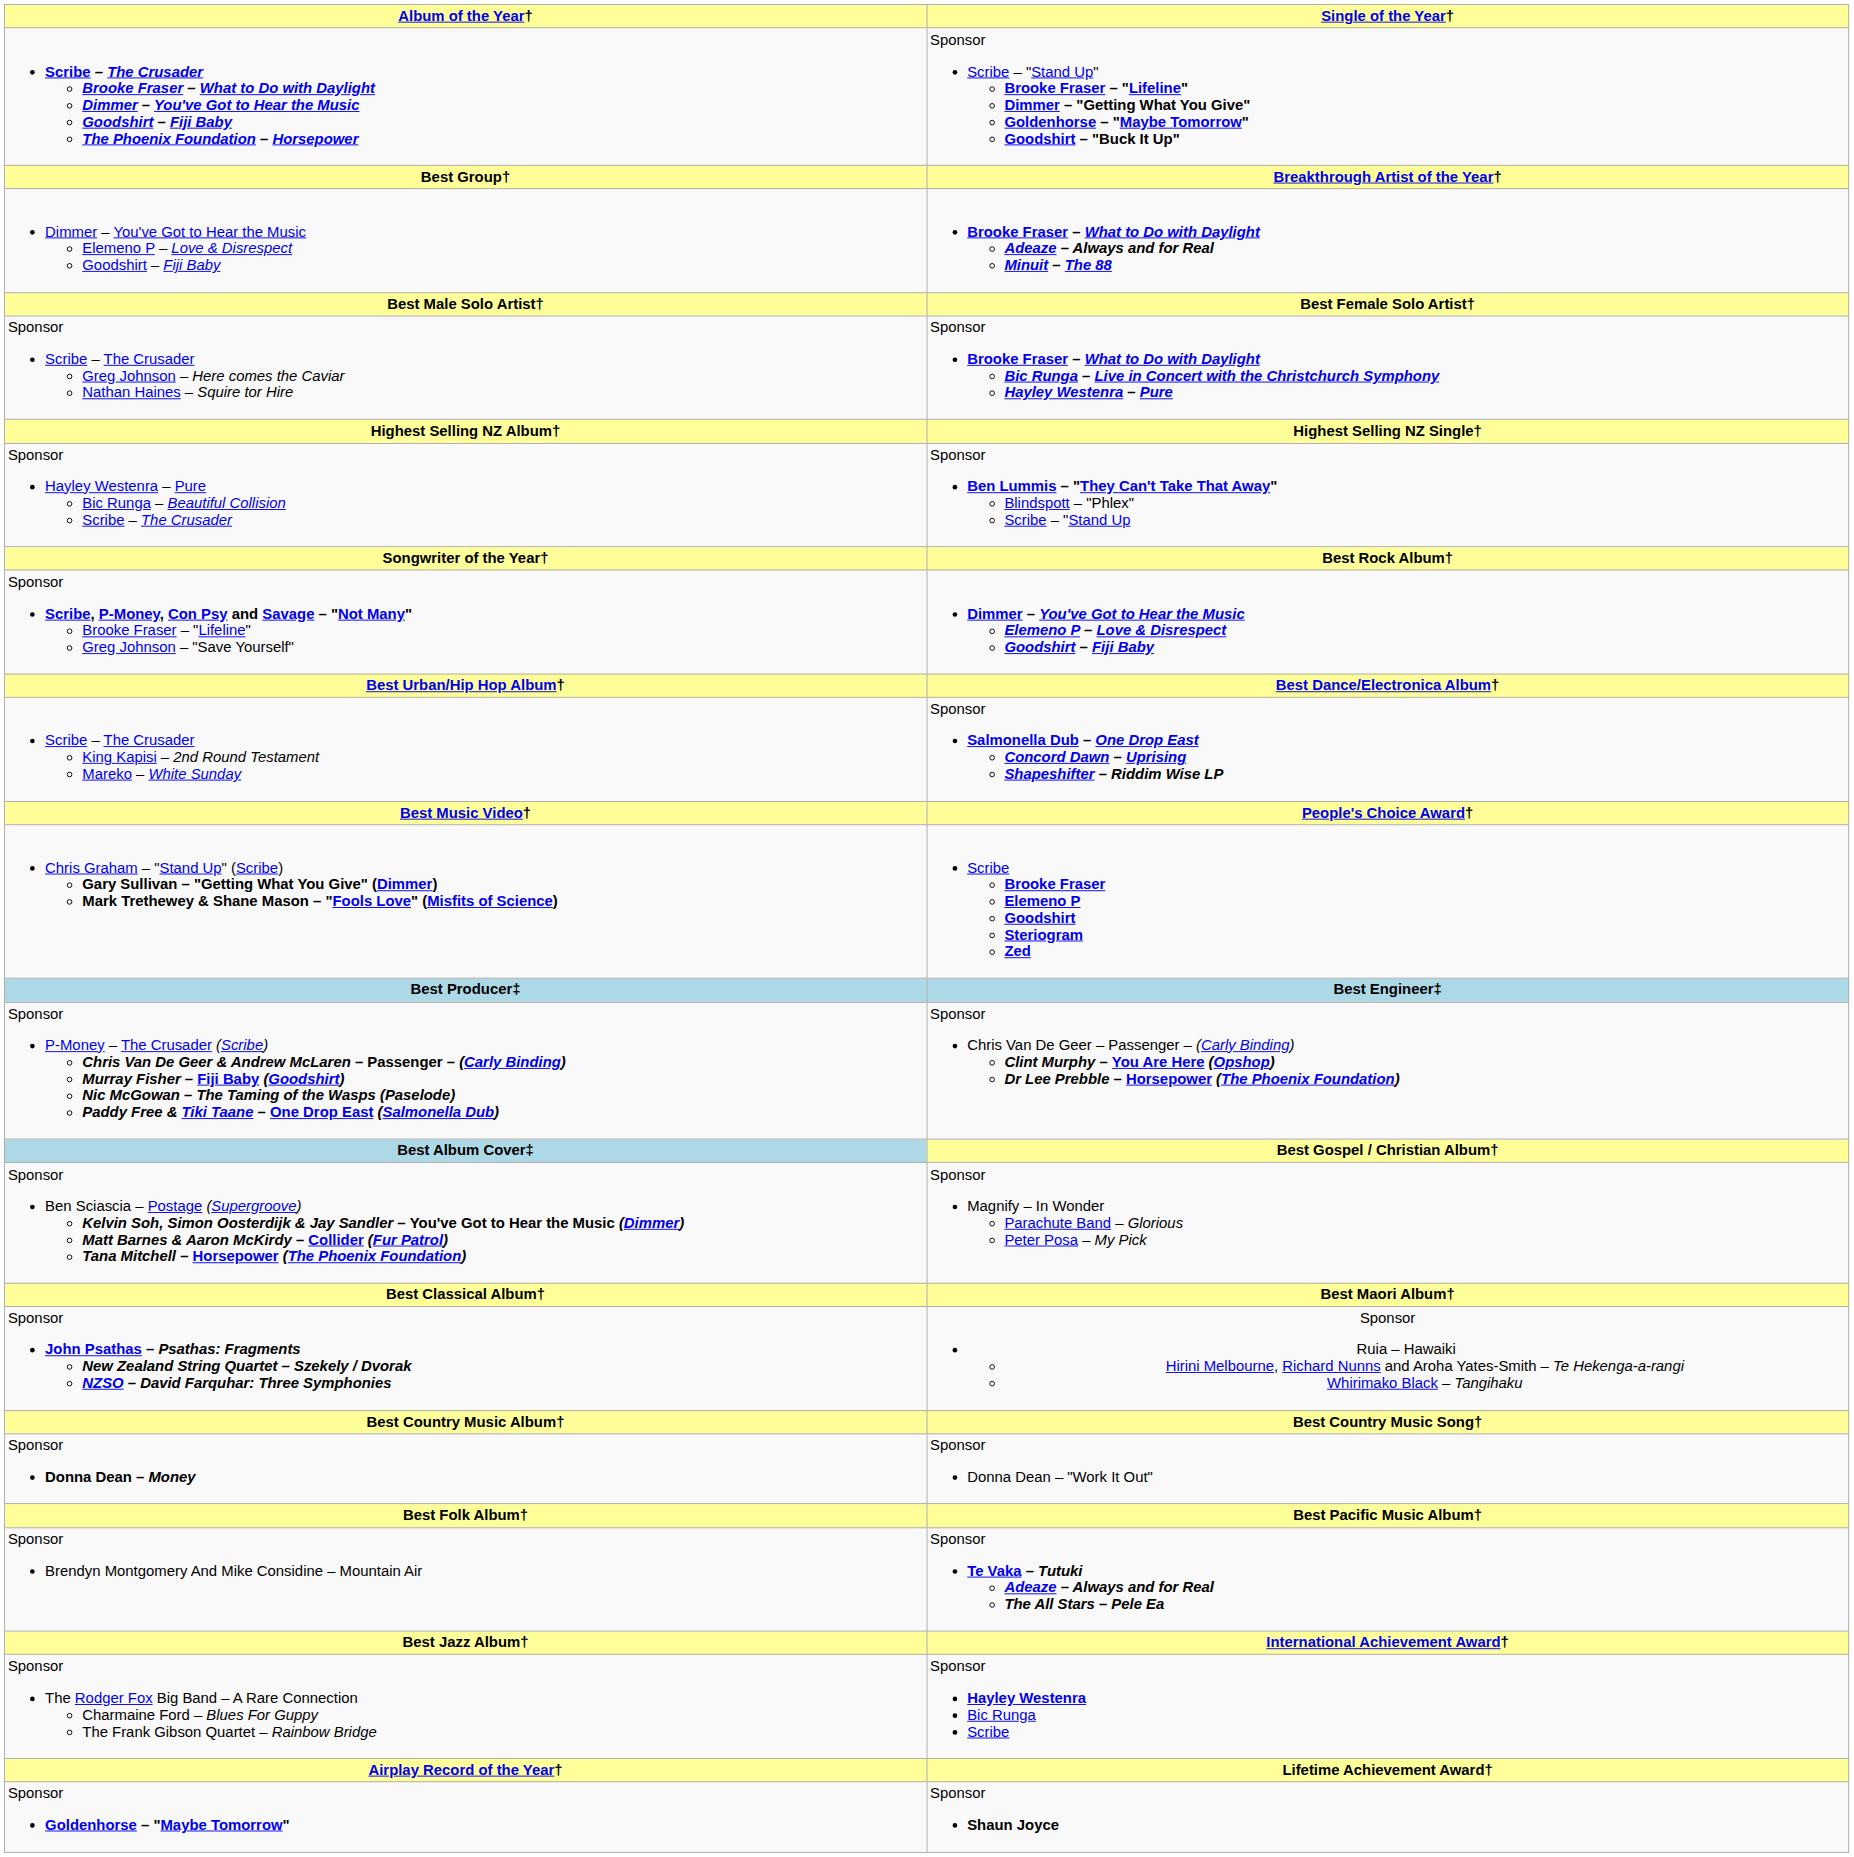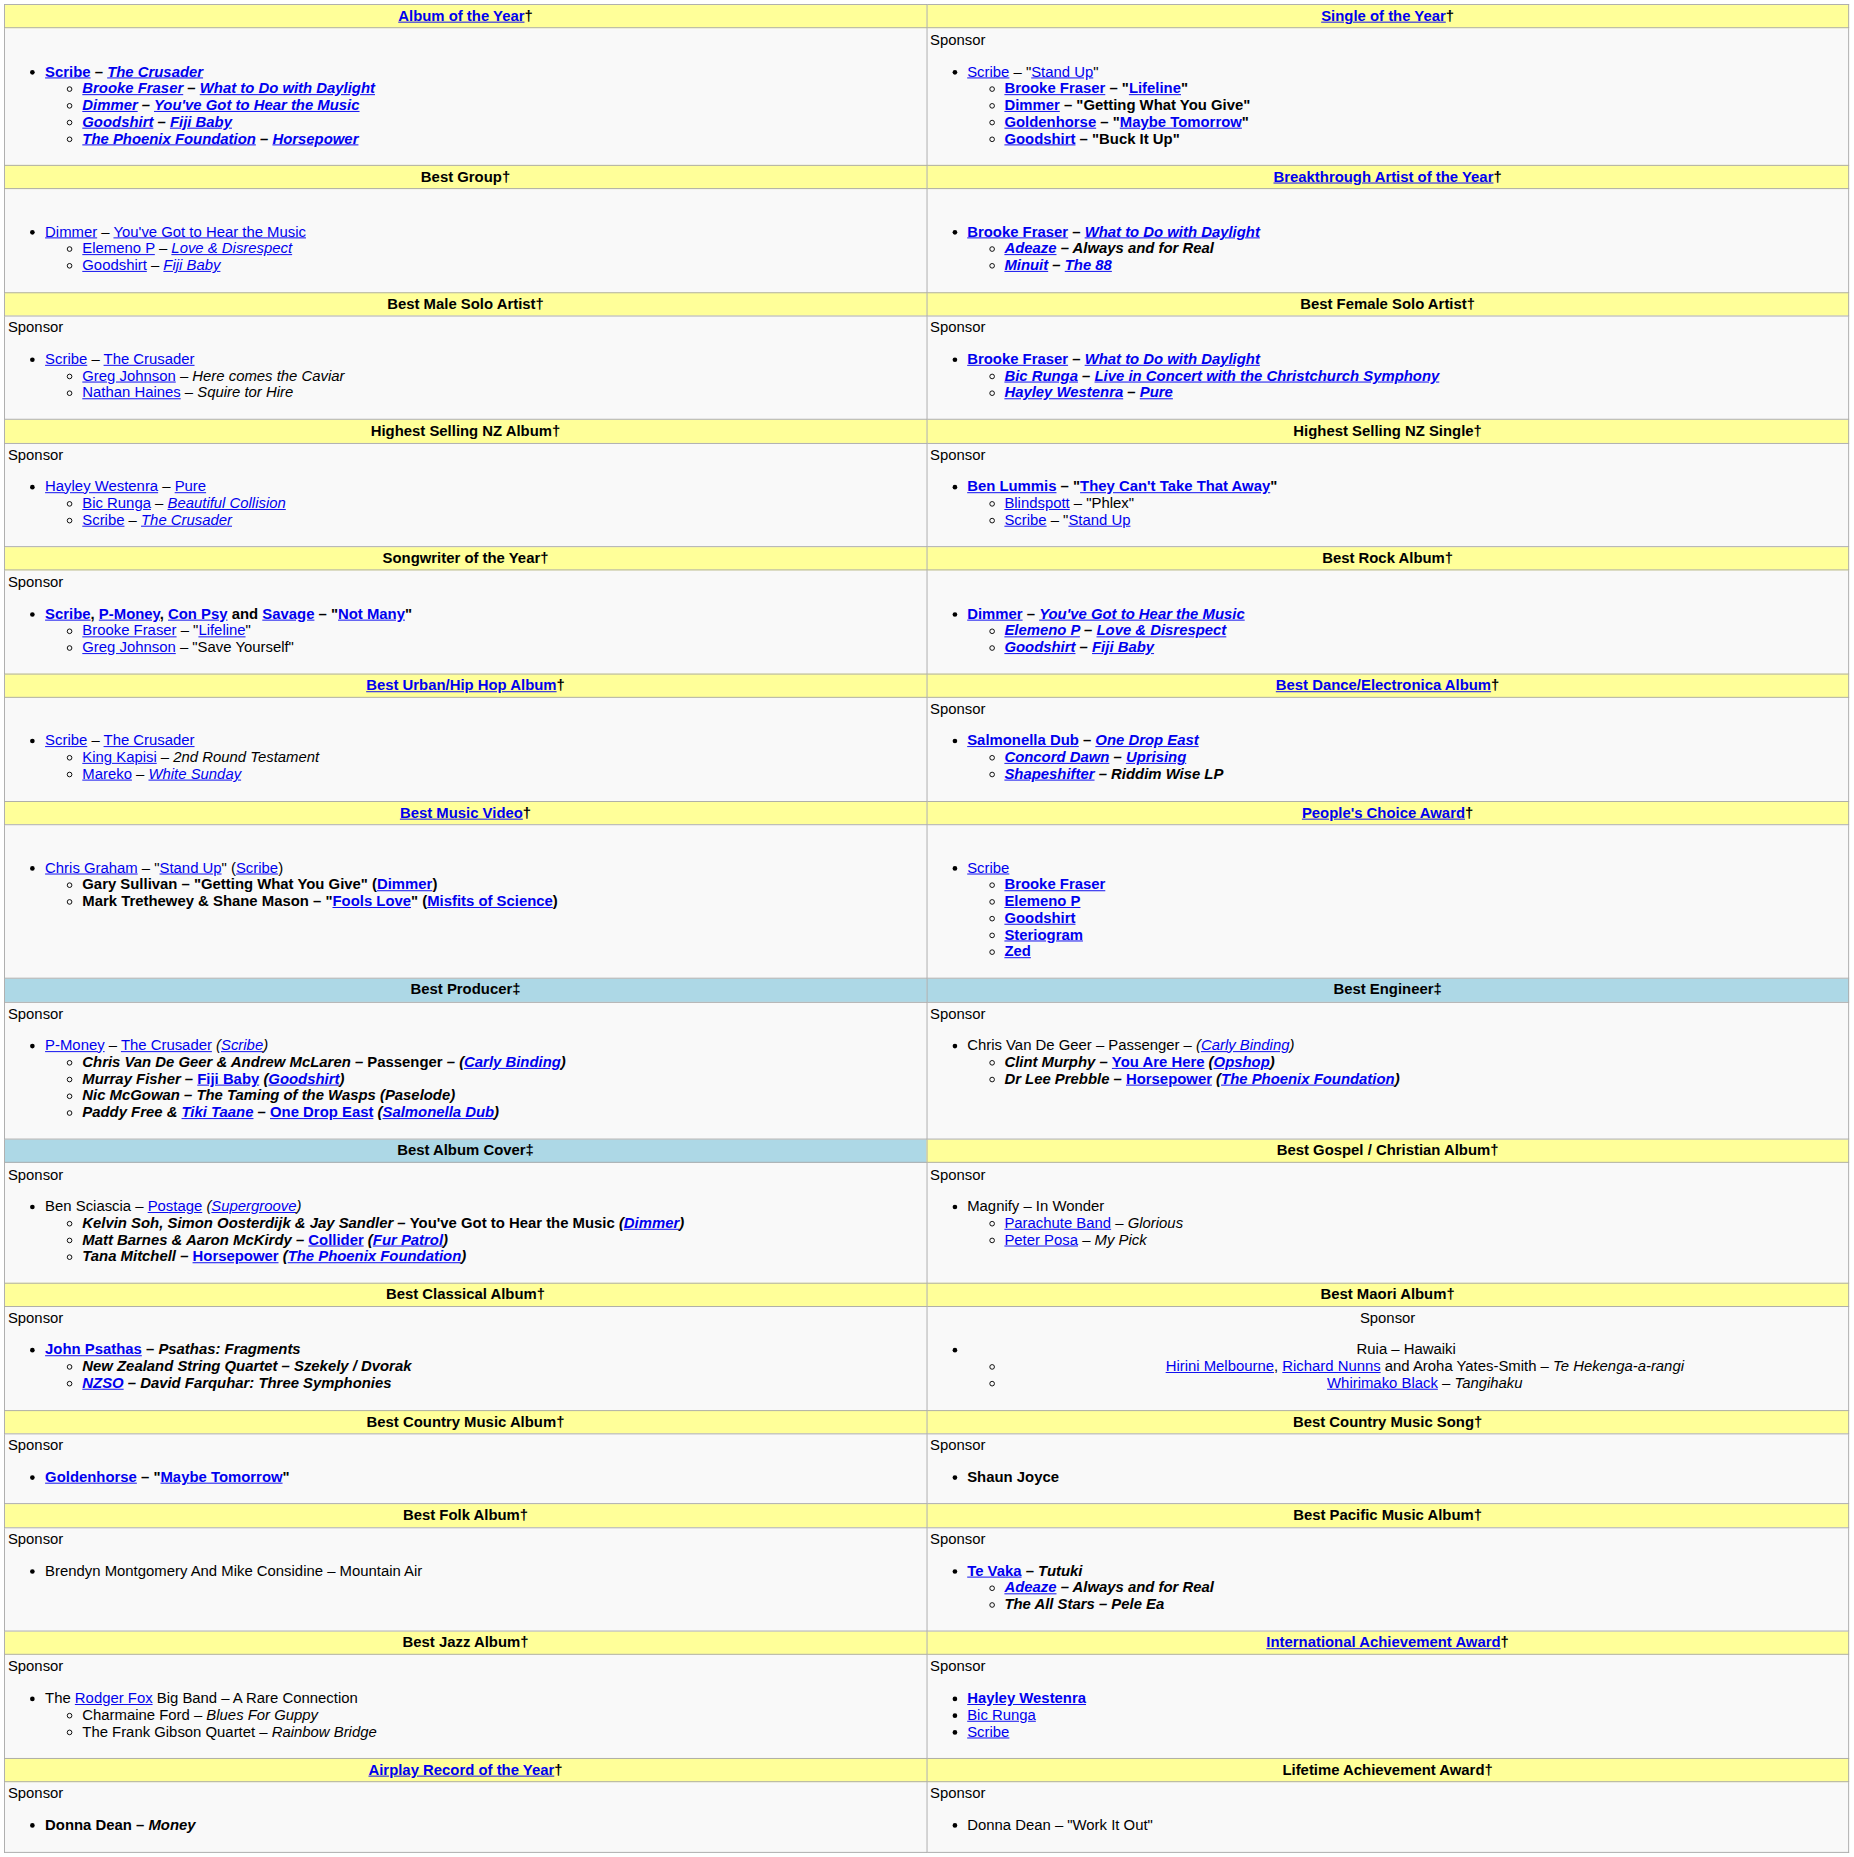rows swapped: (466, 1461) <-> (466, 1809)
